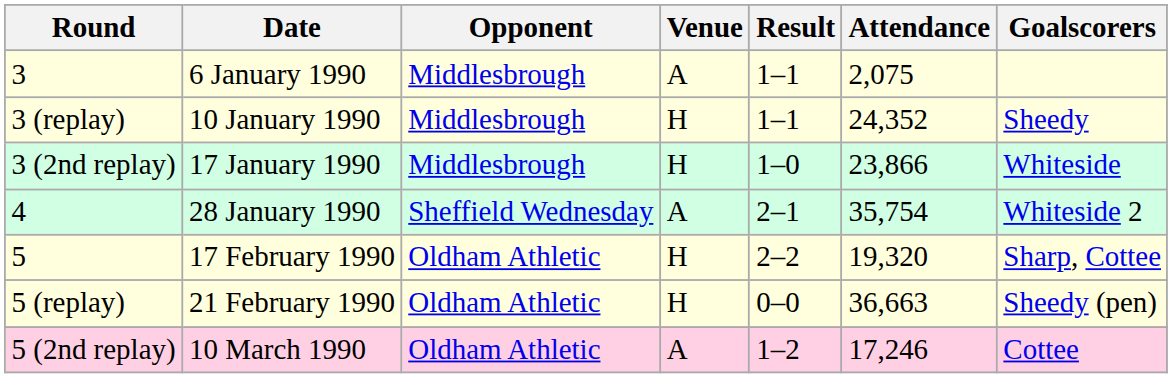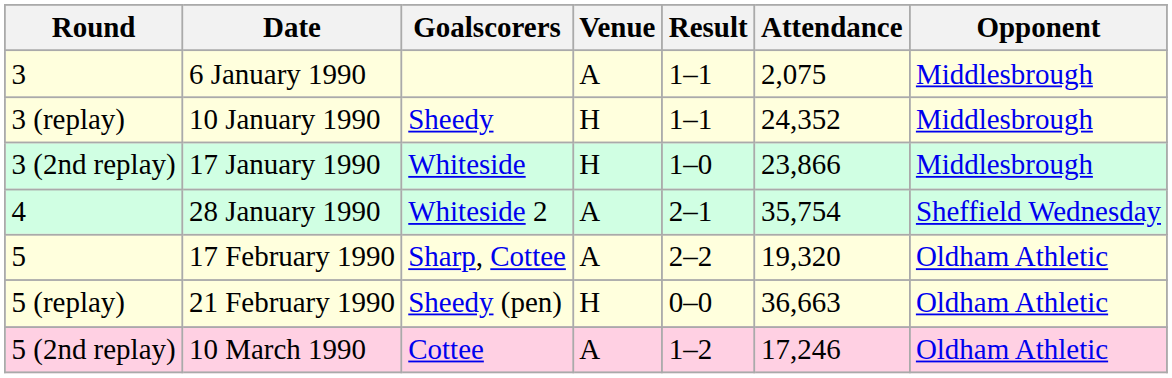columns swapped: (531, 27) <-> (1082, 27)
(677, 257) H -> (590, 257) A
